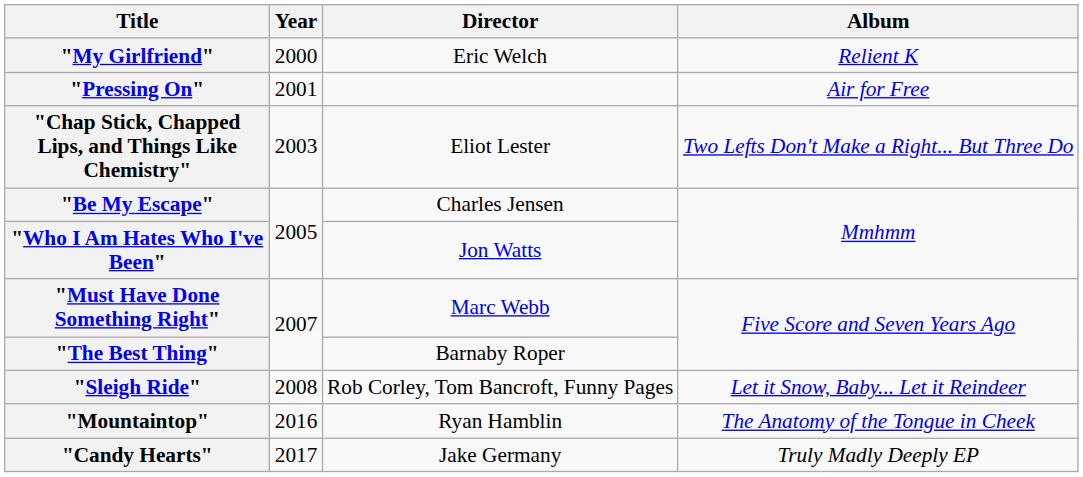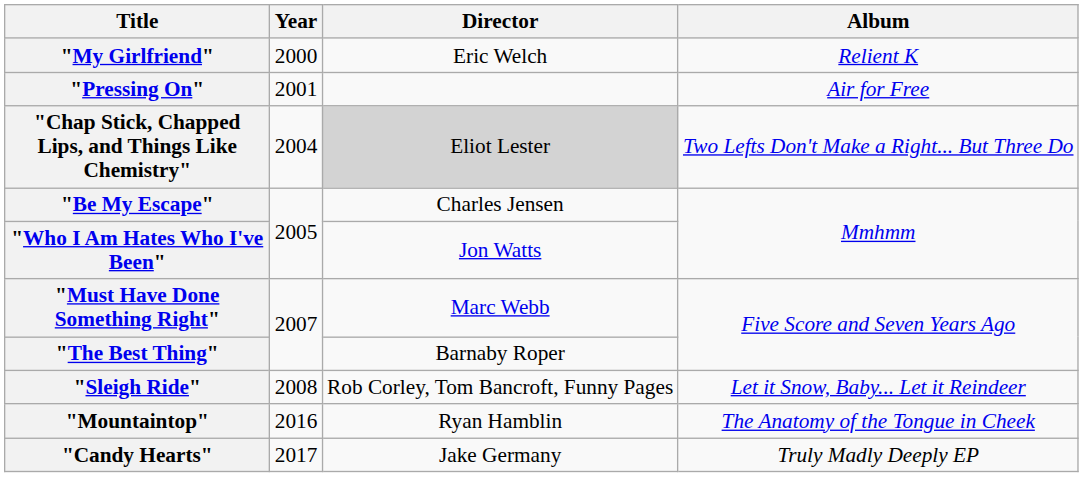(296, 146) 2003 -> (296, 146) 2004
(500, 146) no background -> (500, 146) lightgrey background
